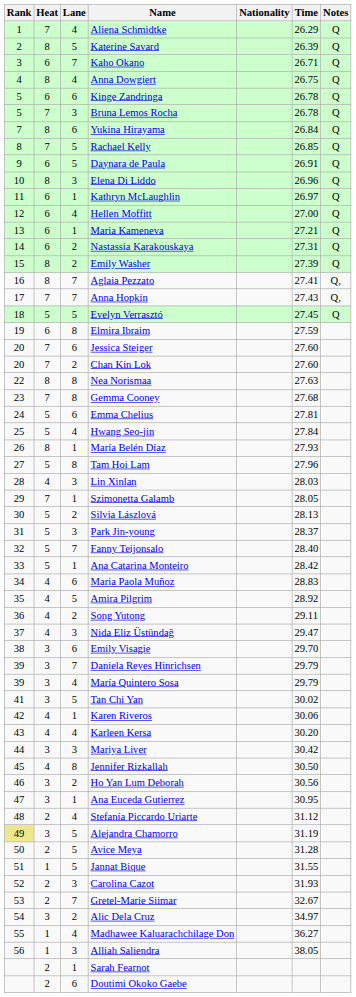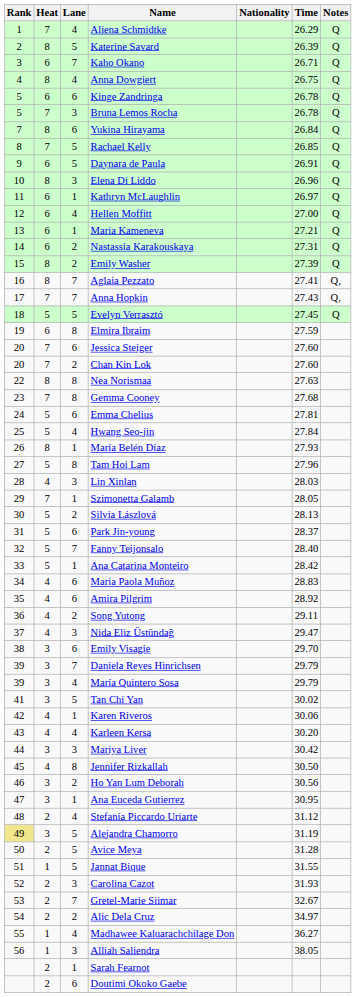(74, 532) 3 -> (74, 532) 6
(74, 599) 5 -> (74, 599) 6
(47, 917) 3 -> (47, 917) 2
